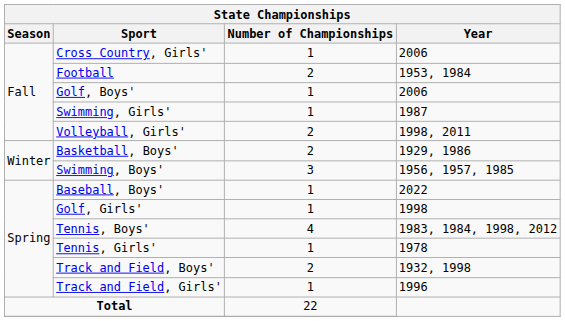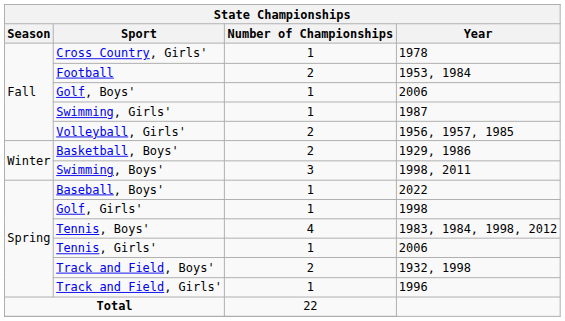(413, 53) 2006 -> (413, 53) 1978
(435, 131) 1998, 2011 -> (456, 131) 1956, 1957, 1985
(456, 170) 1956, 1957, 1985 -> (435, 170) 1998, 2011
(413, 248) 1978 -> (413, 248) 2006
